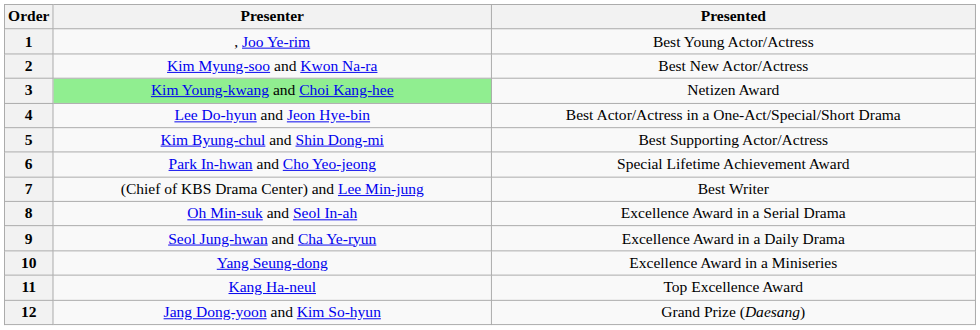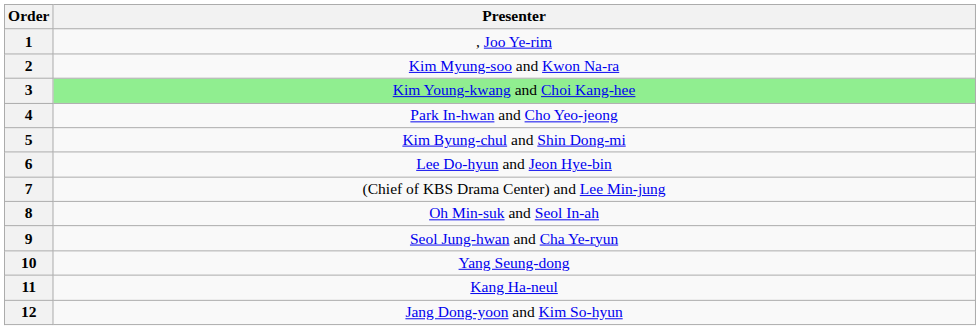- column: (733, 16)
(272, 115) Lee Do-hyun and Jeon Hye-bin -> (514, 115) Park In-hwan and Cho Yeo-jeong
(272, 164) Park In-hwan and Cho Yeo-jeong -> (514, 164) Lee Do-hyun and Jeon Hye-bin
